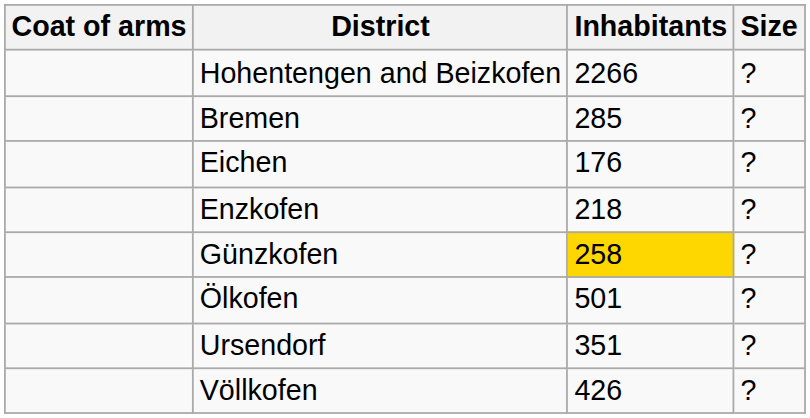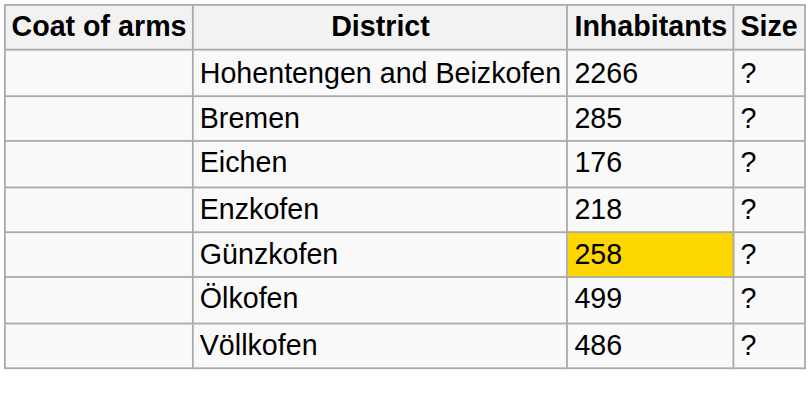(598, 299) 501 -> (598, 299) 499
- row: (263, 345)
(598, 390) 426 -> (598, 345) 486
